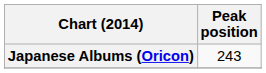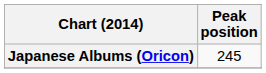(229, 56) 243 -> (229, 56) 245
